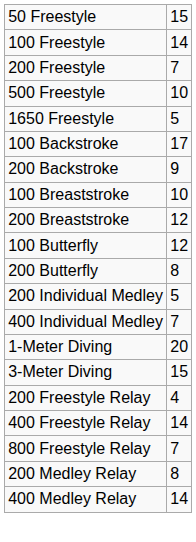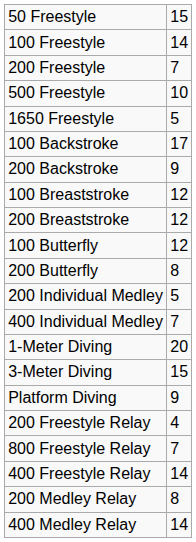(179, 194) 10 -> (179, 194) 12
+ row: (62, 397)
rows swapped: (79, 423) <-> (79, 448)
